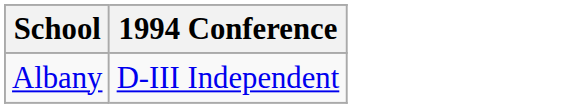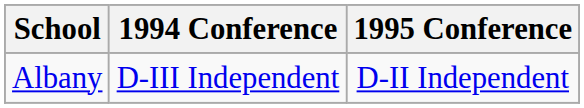+ column: (463, 28)
